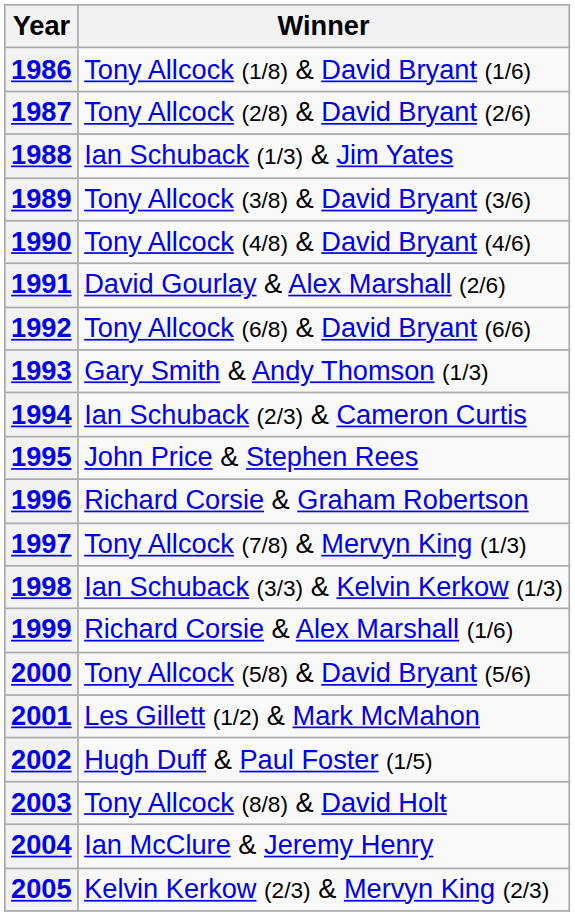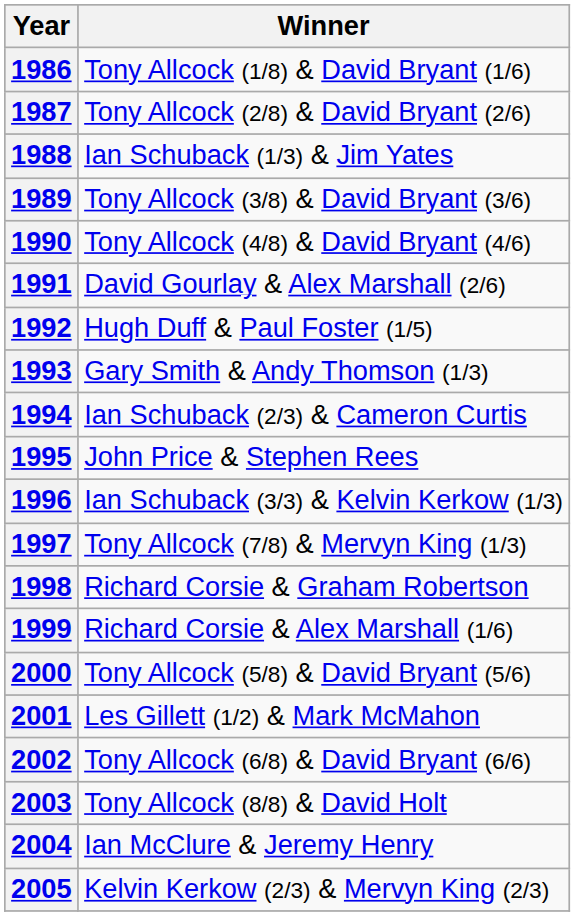(308, 328) Tony Allcock (6/8) & David Bryant (6/6) -> (258, 328) Hugh Duff & Paul Foster (1/5)
(306, 500) Richard Corsie & Graham Robertson -> (324, 500) Ian Schuback (3/3) & Kelvin Kerkow (1/3)
(324, 586) Ian Schuback (3/3) & Kelvin Kerkow (1/3) -> (306, 586) Richard Corsie & Graham Robertson
(258, 759) Hugh Duff & Paul Foster (1/5) -> (308, 759) Tony Allcock (6/8) & David Bryant (6/6)
